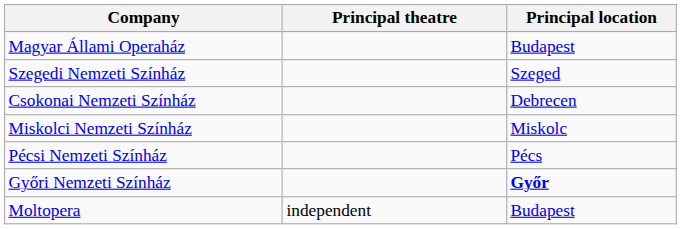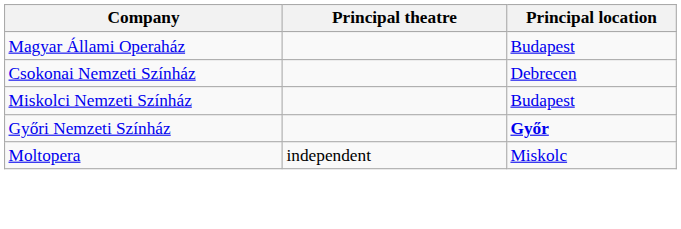- row: (97, 73)
(539, 127) Miskolc -> (543, 100) Budapest
- row: (88, 155)
(543, 210) Budapest -> (539, 155) Miskolc
